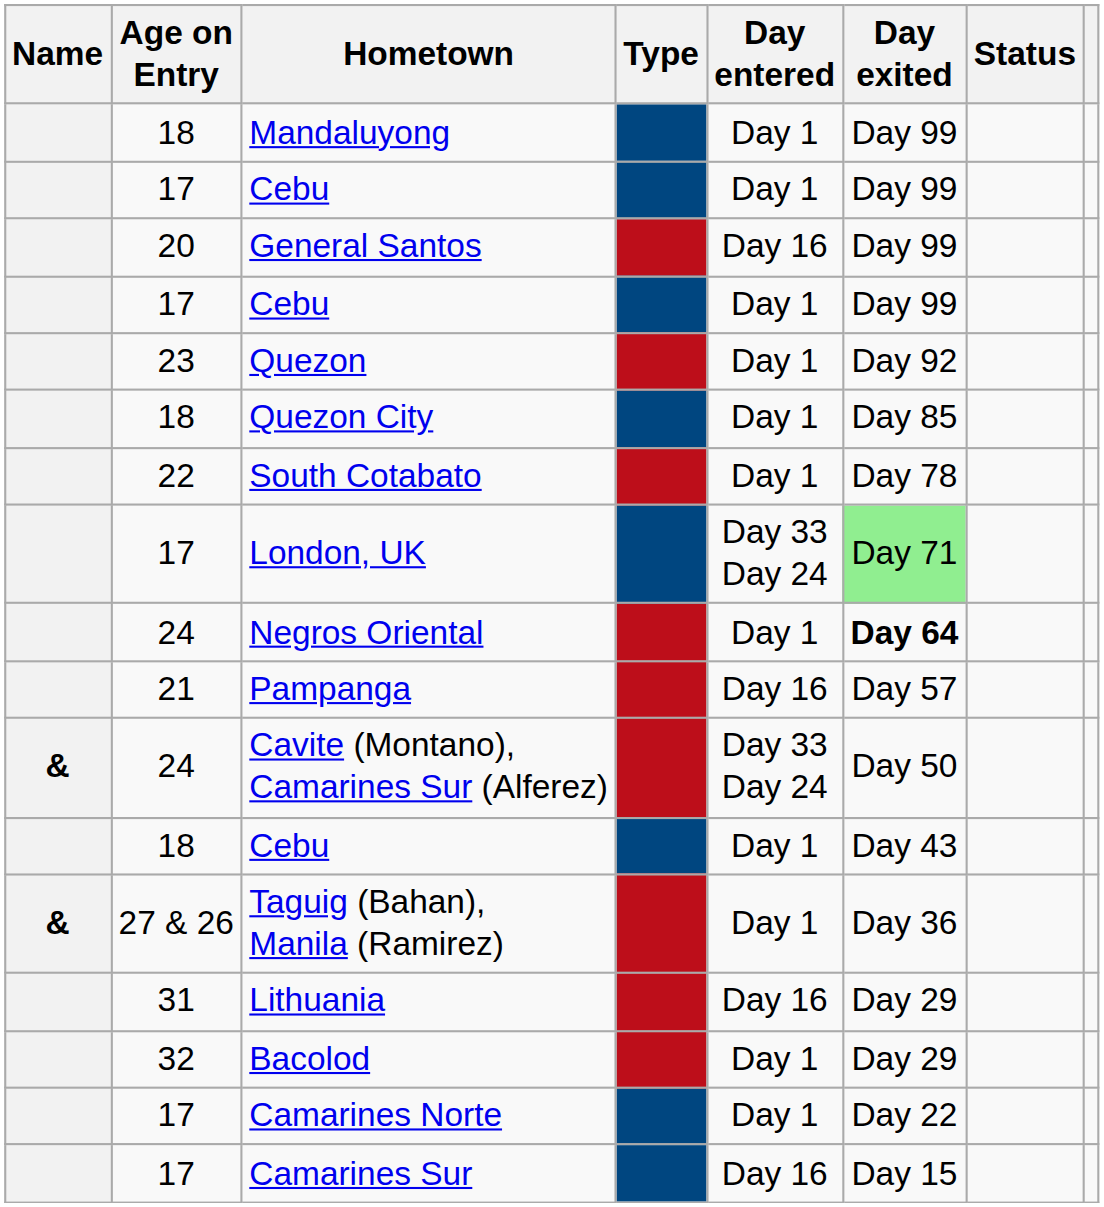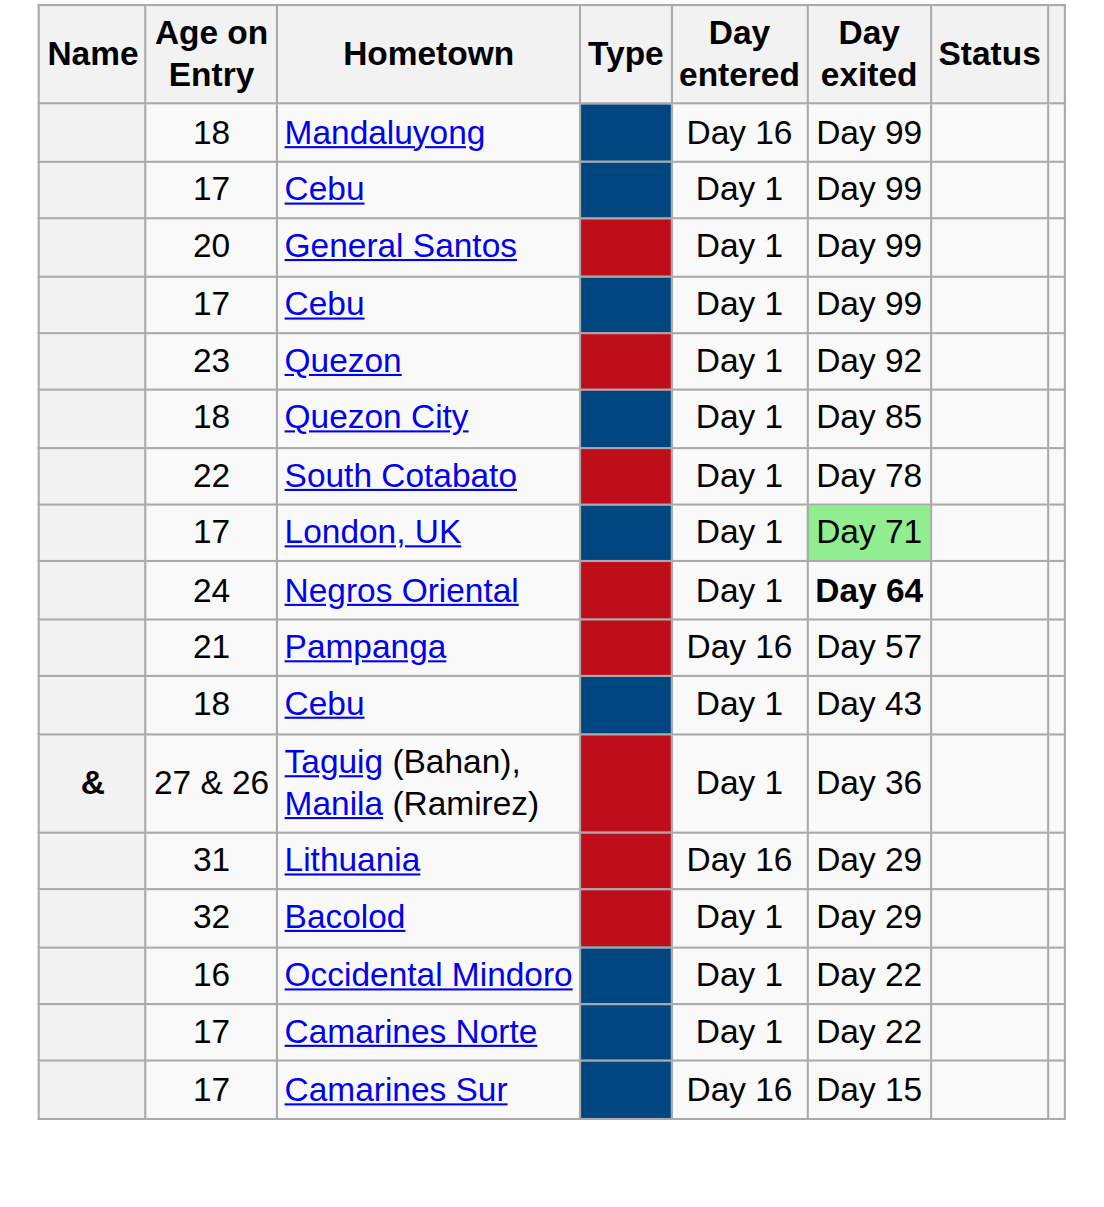(775, 132) Day 1 -> (739, 132) Day 16
(775, 246) Day 16 -> (739, 246) Day 1
(775, 553) Day 33 Day 24 -> (739, 532) Day 1
- row: (176, 766)
+ row: (212, 974)
